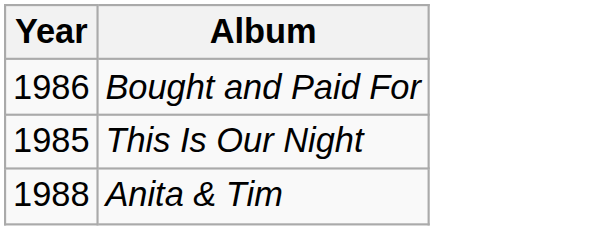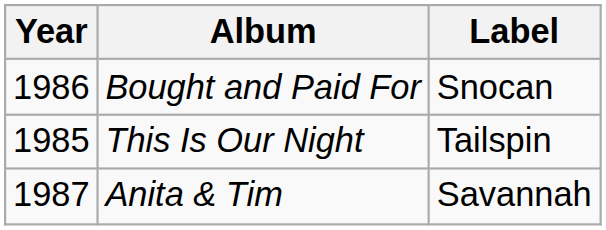+ column: (514, 31)
(51, 195) 1988 -> (51, 195) 1987
